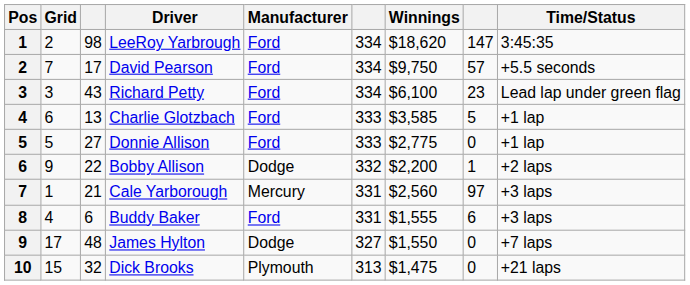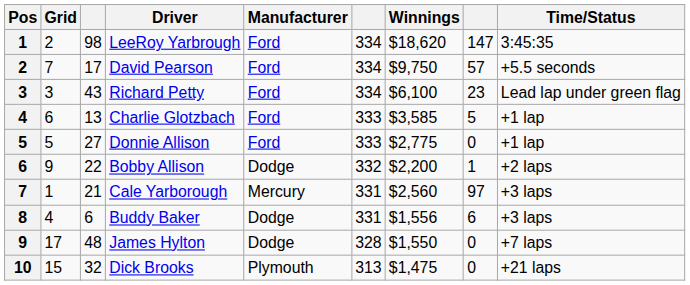(264, 217) Ford -> (271, 217) Dodge
(413, 217) $1,555 -> (413, 217) $1,556
(368, 242) 327 -> (368, 242) 328
